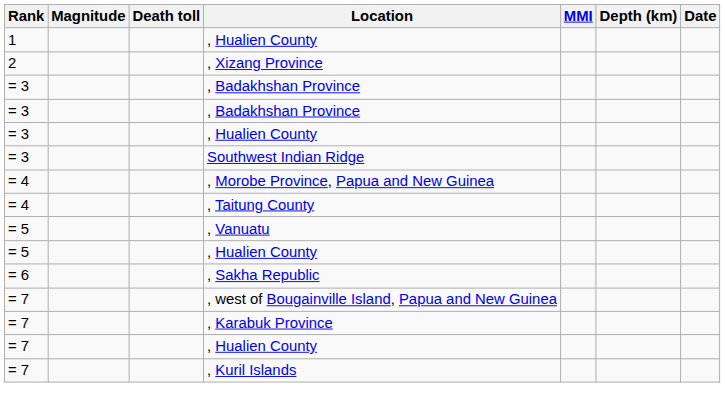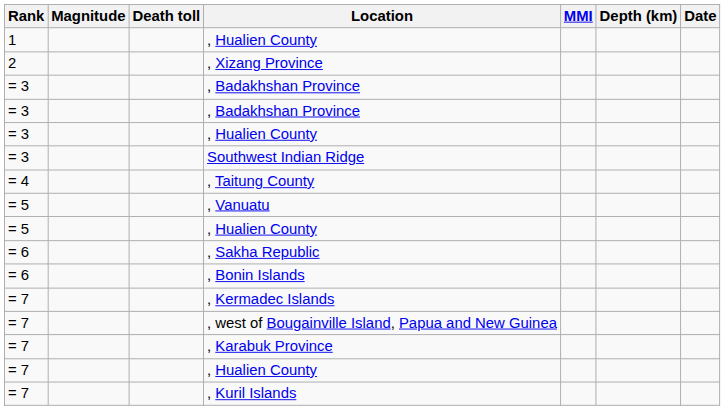- row: (18, 181)
+ row: (18, 275)
+ row: (18, 299)
